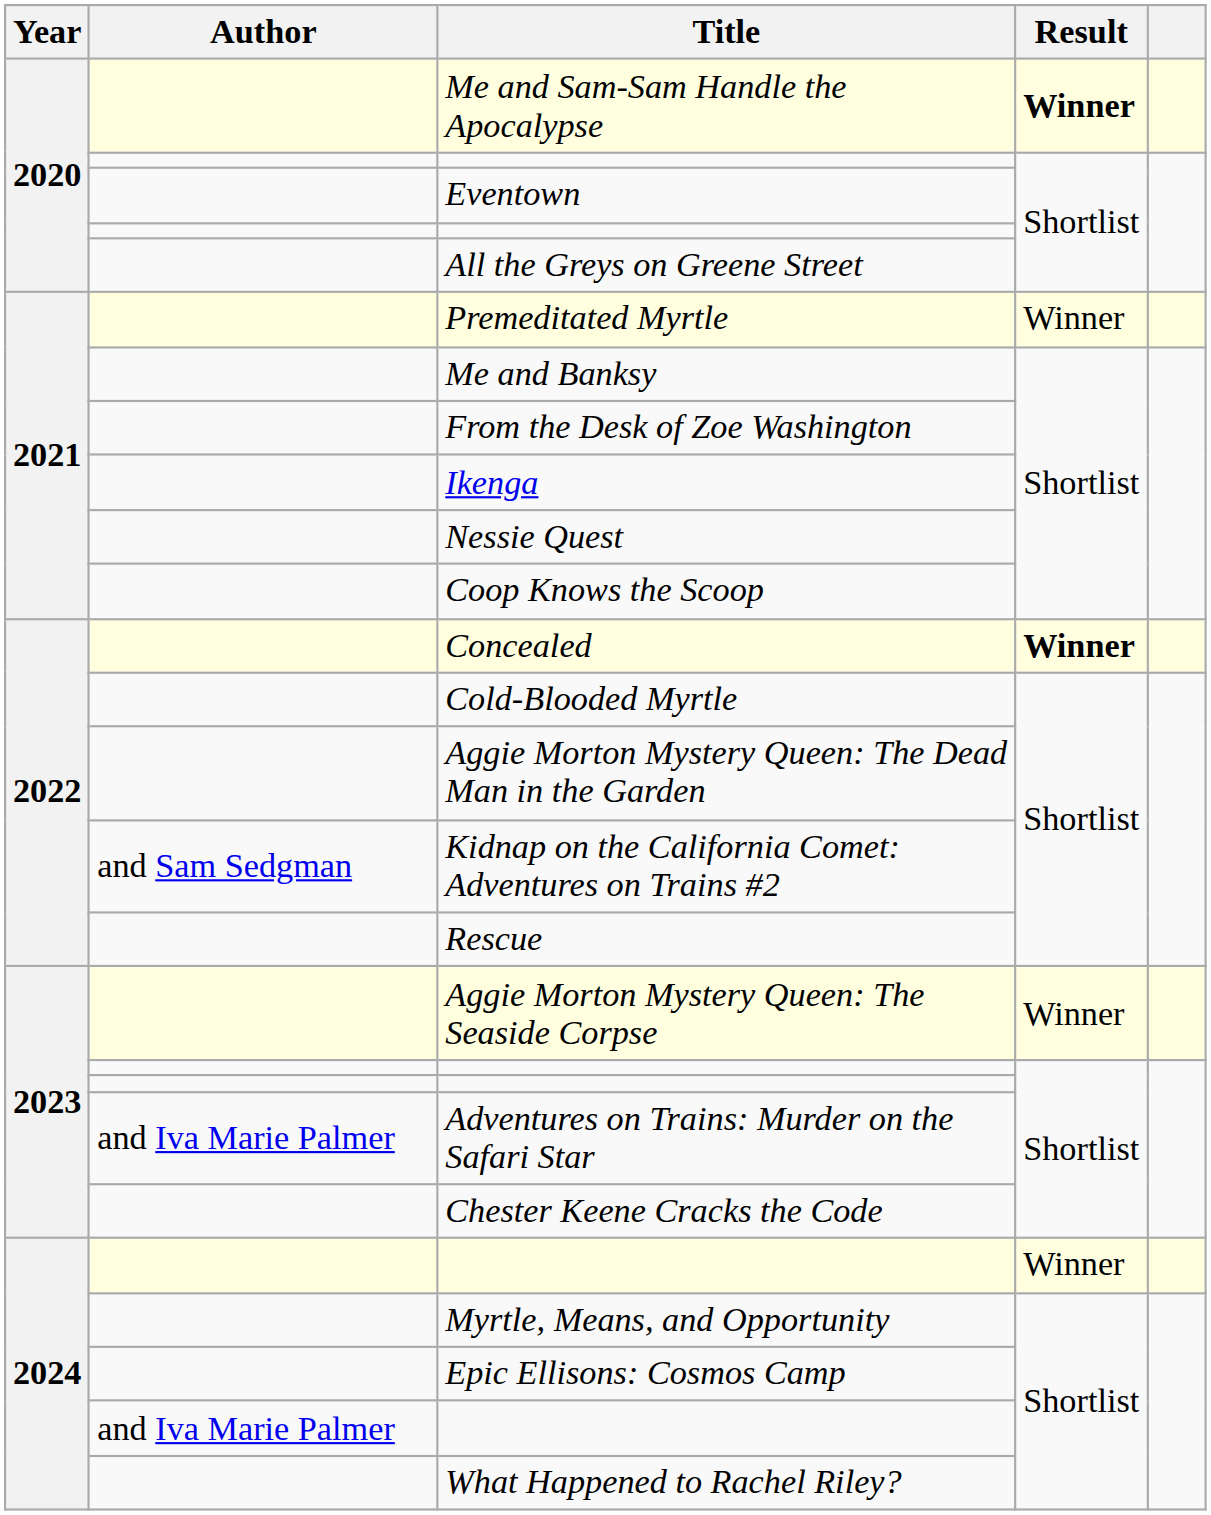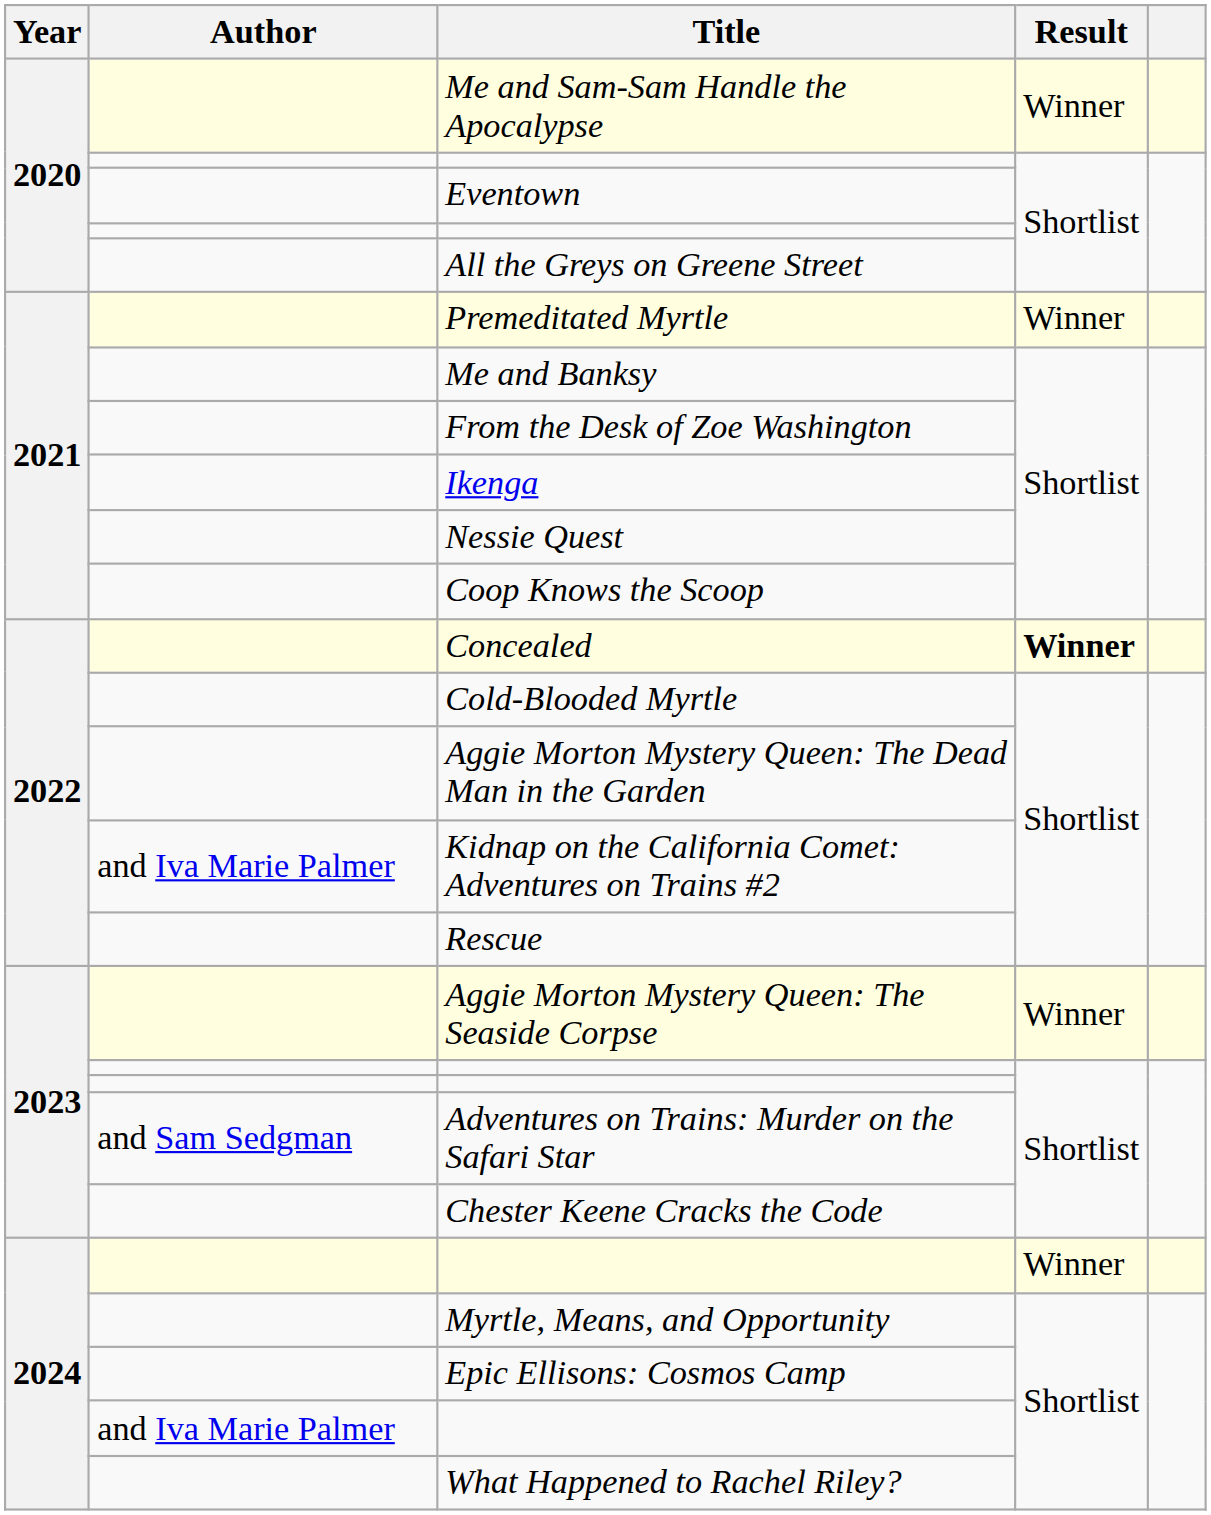(1079, 105) bold -> (1074, 105) normal
(225, 865) and Sam Sedgman -> (246, 865) and Iva Marie Palmer
(246, 1136) and Iva Marie Palmer -> (225, 1136) and Sam Sedgman
